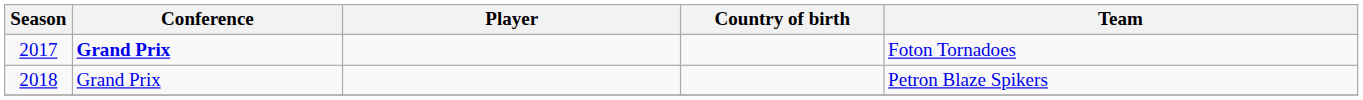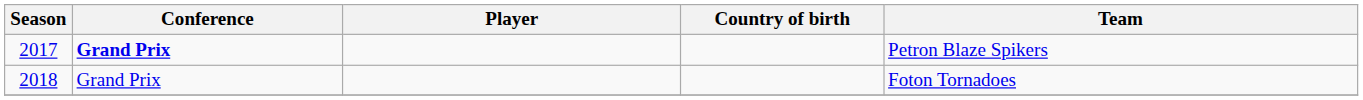(952, 49) Foton Tornadoes -> (968, 49) Petron Blaze Spikers
(968, 79) Petron Blaze Spikers -> (952, 79) Foton Tornadoes
